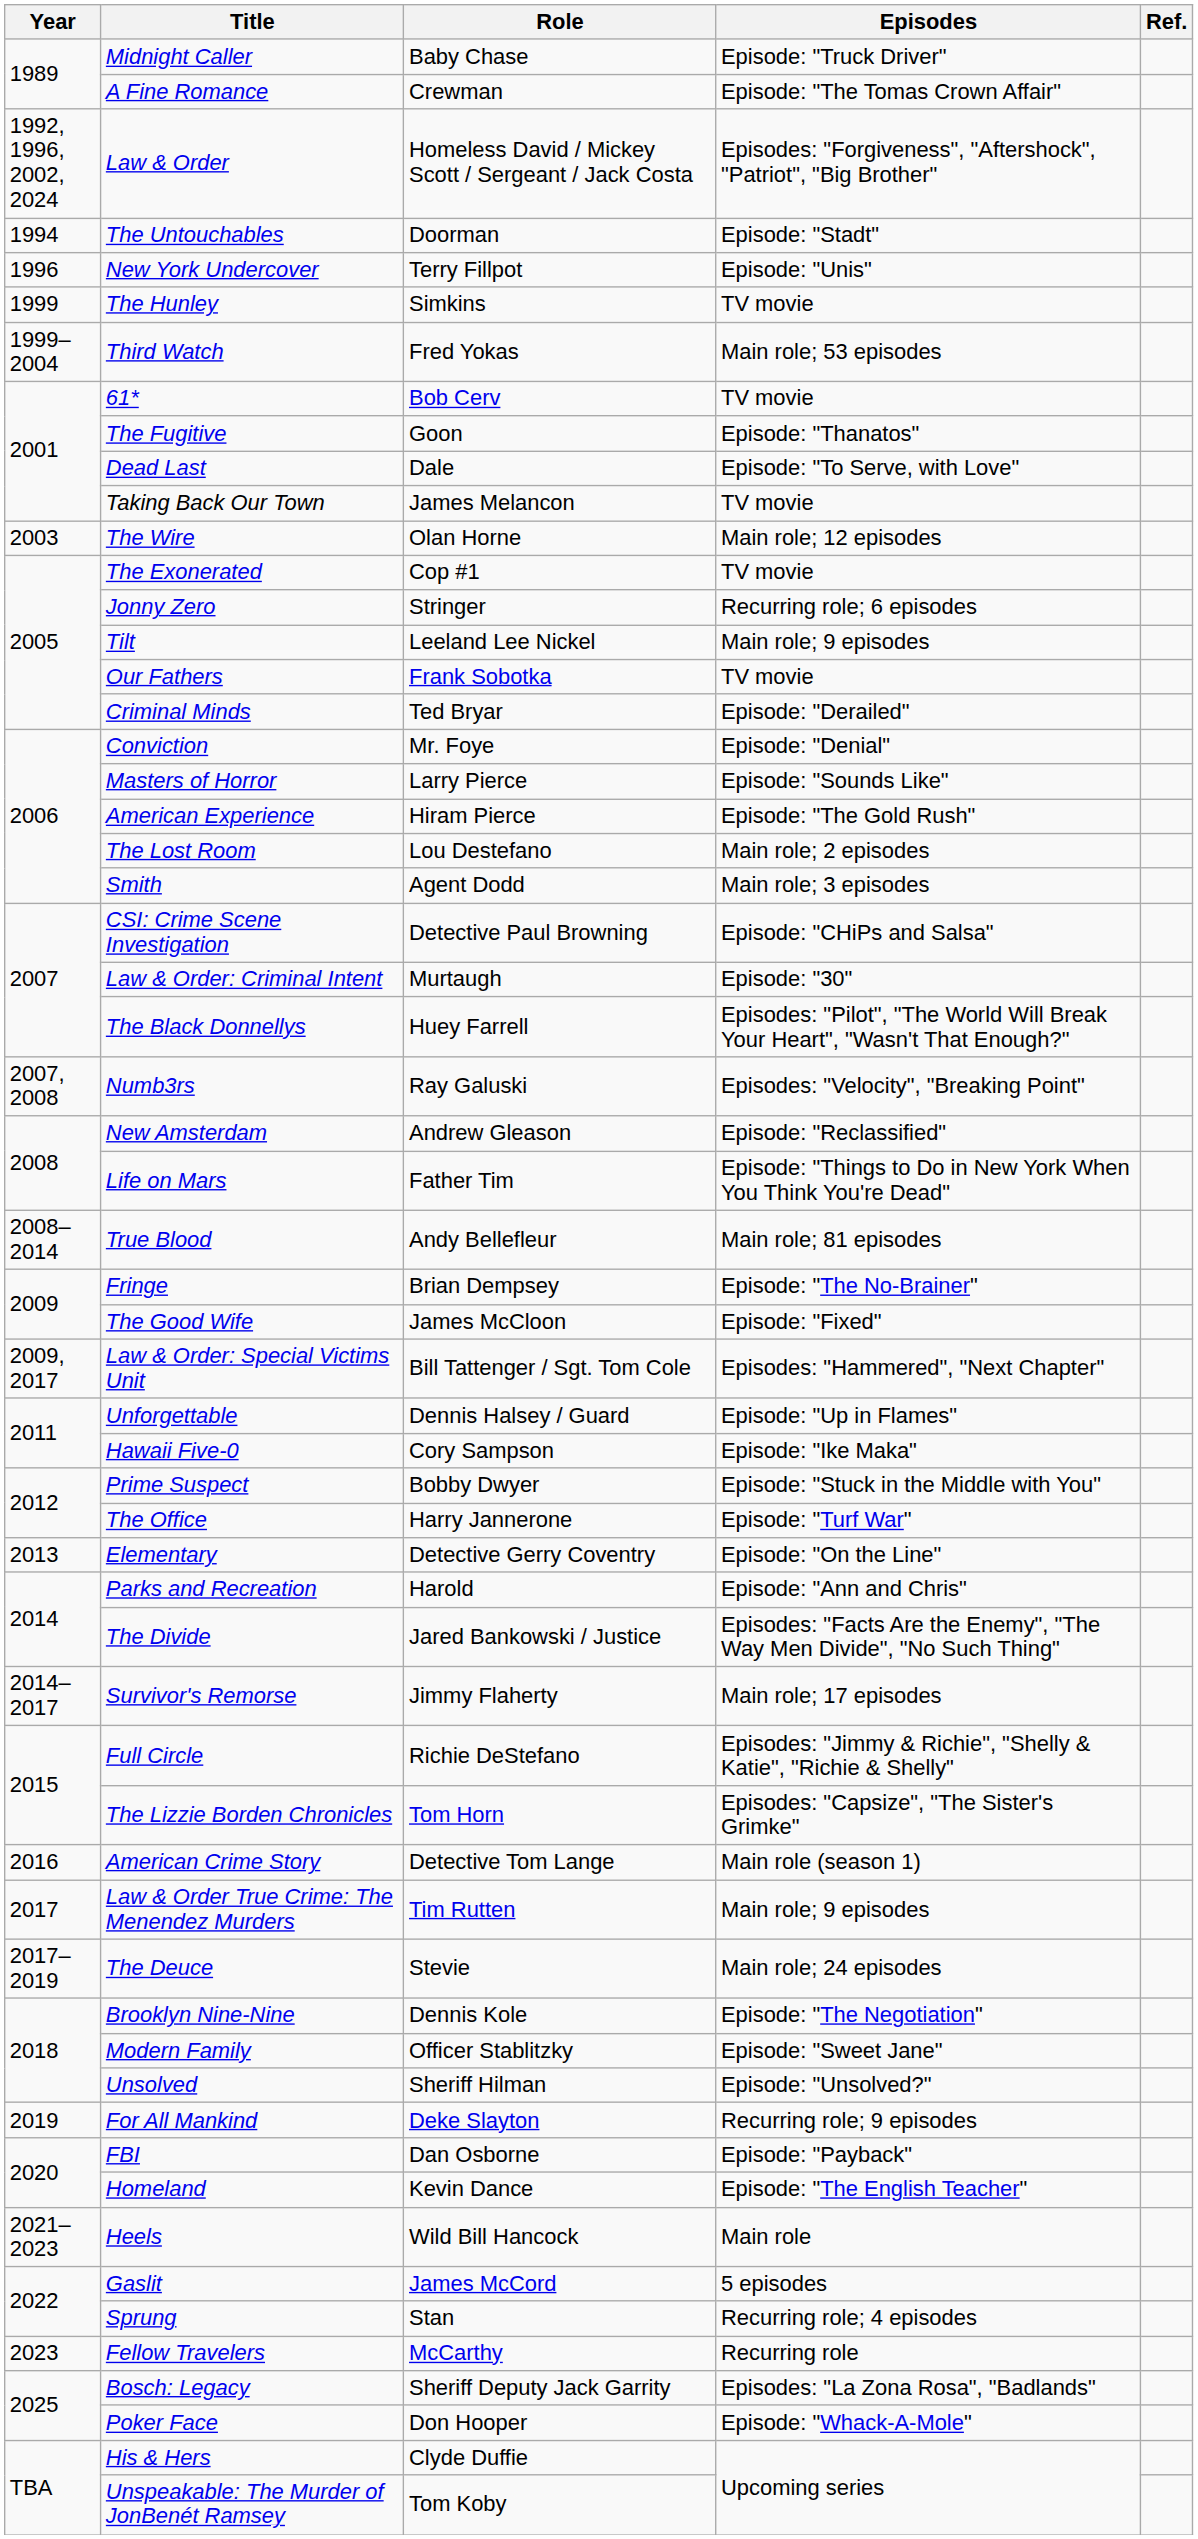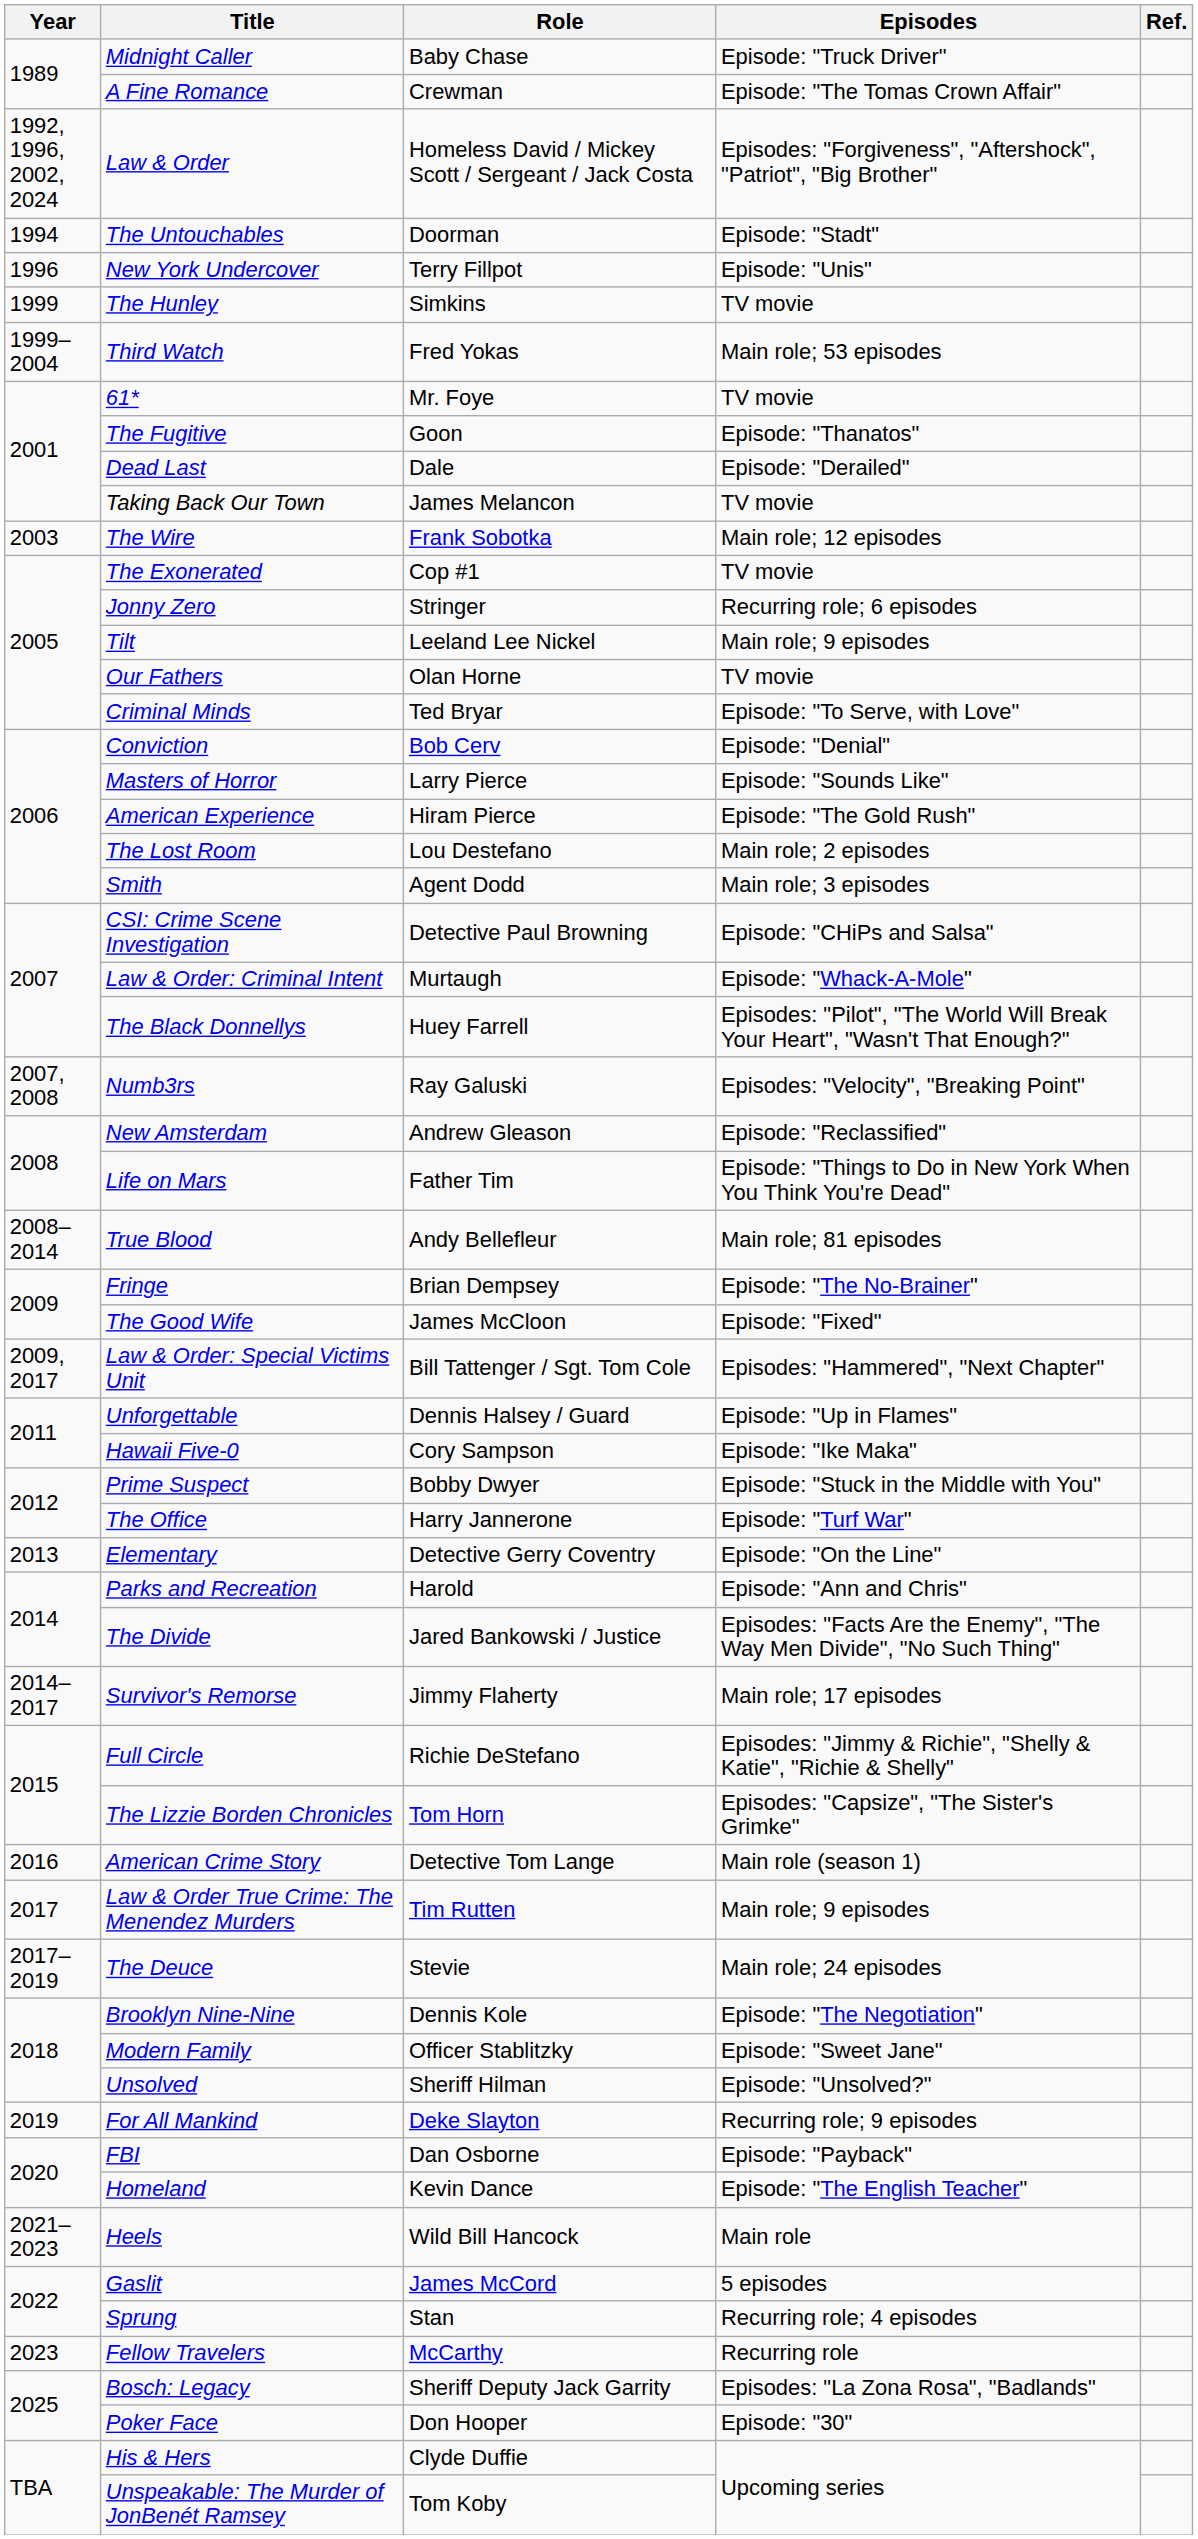(455, 398) Bob Cerv -> (452, 398) Mr. Foye
(870, 468) Episode: "To Serve, with Love" -> (815, 468) Episode: "Derailed"
(465, 537) Olan Horne -> (480, 537) Frank Sobotka
(480, 676) Frank Sobotka -> (465, 676) Olan Horne
(815, 711) Episode: "Derailed" -> (870, 711) Episode: "To Serve, with Love"
(452, 746) Mr. Foye -> (455, 746) Bob Cerv
(787, 979) Episode: "30" -> (846, 979) Episode: "Whack-A-Mole"
(846, 2422) Episode: "Whack-A-Mole" -> (787, 2422) Episode: "30"
